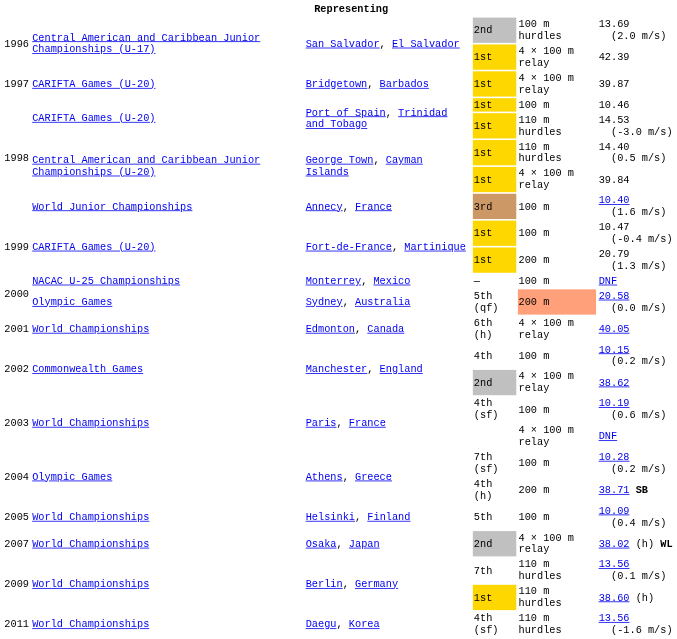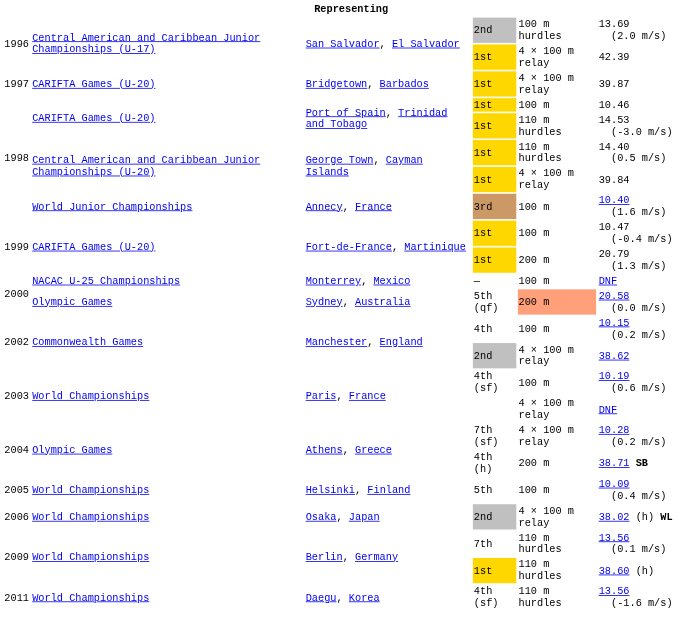- row: (355, 329)
(534, 463) 100 m -> (546, 436) 4 × 100 m relay
(17, 544) 2007 -> (17, 517) 2006
